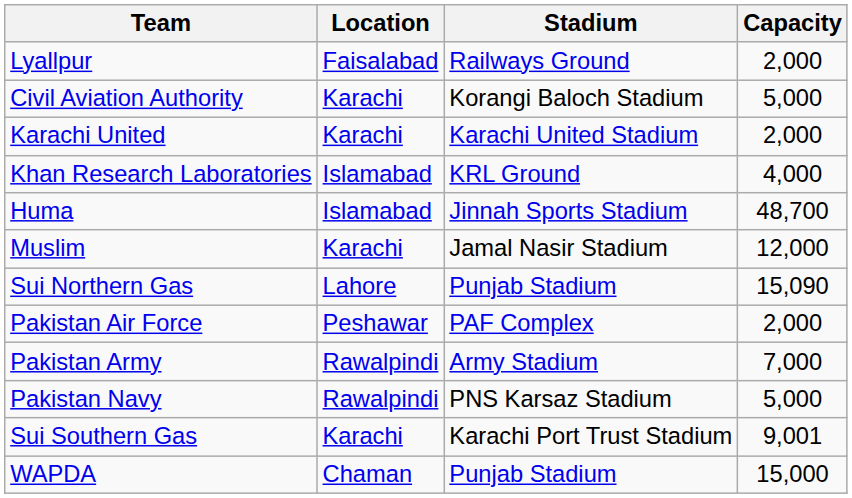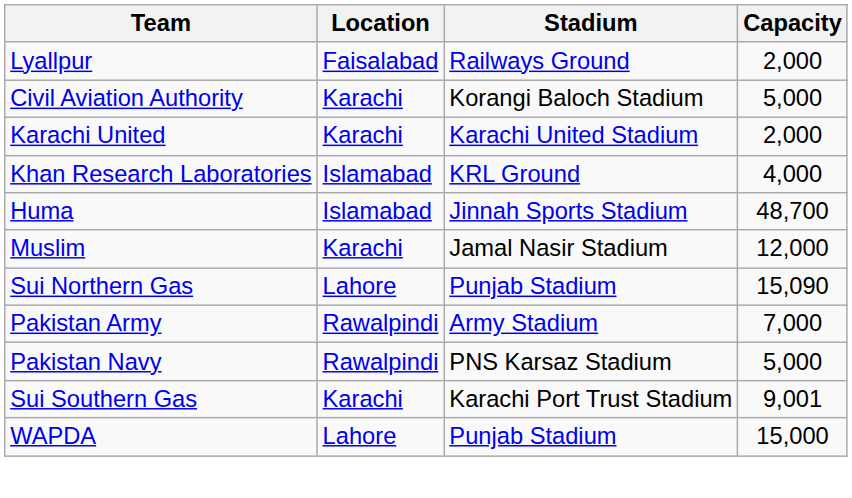- row: (106, 323)
(367, 473) Chaman -> (359, 436) Lahore
